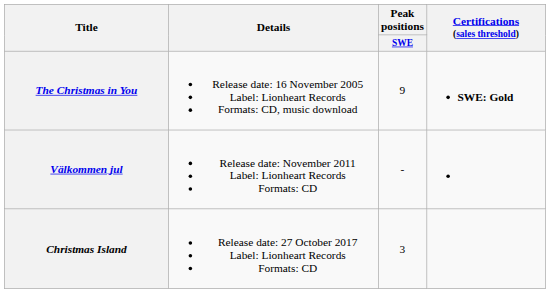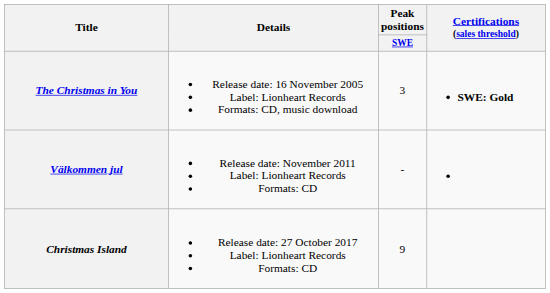(402, 90) 9 -> (402, 90) 3
(402, 248) 3 -> (402, 248) 9
